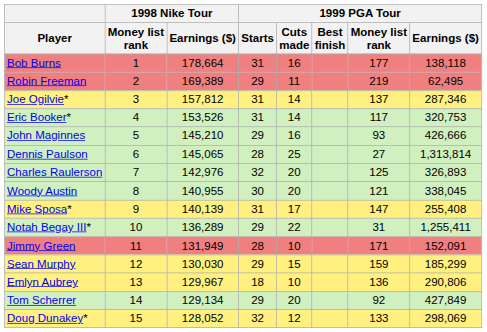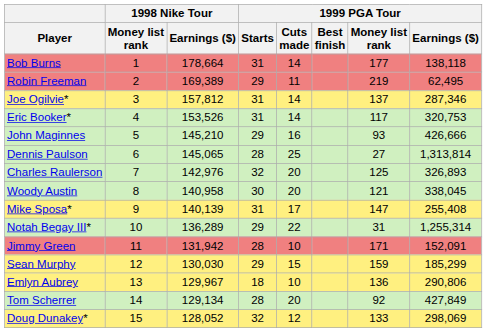(294, 63) 16 -> (294, 63) 14
(203, 191) 140,955 -> (203, 191) 140,958
(446, 227) 1,255,411 -> (446, 227) 1,255,314
(203, 245) 131,949 -> (203, 245) 131,942
(258, 300) 29 -> (258, 300) 28
